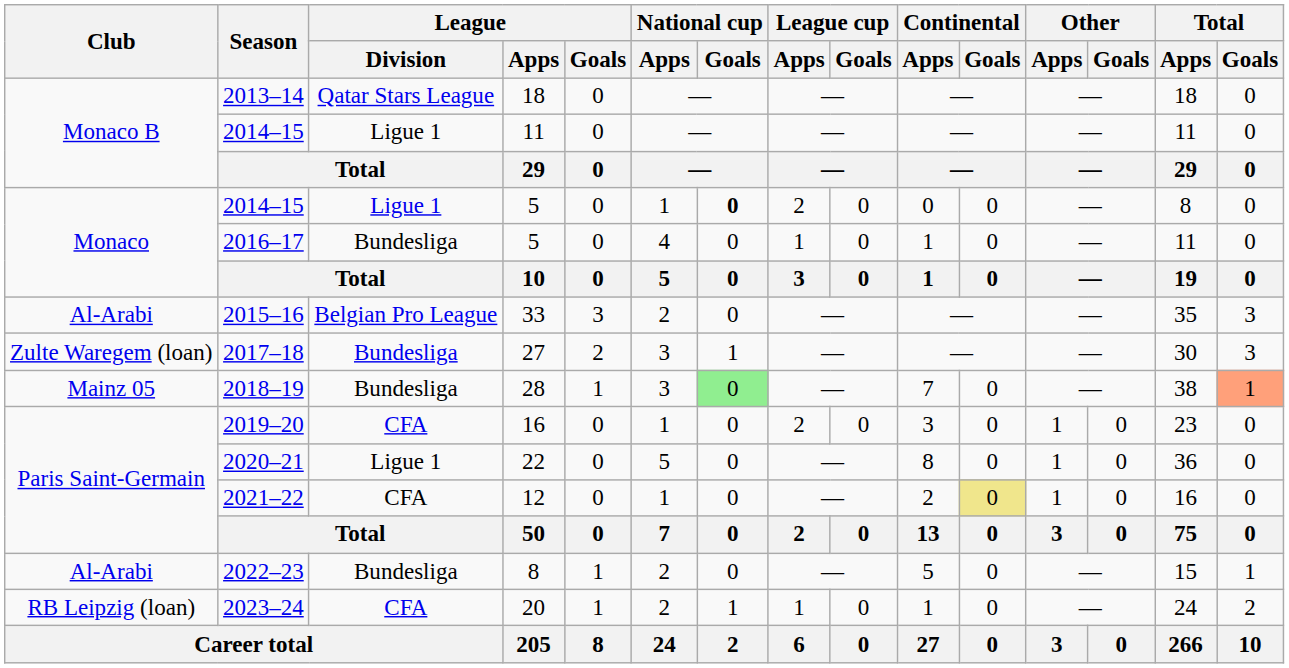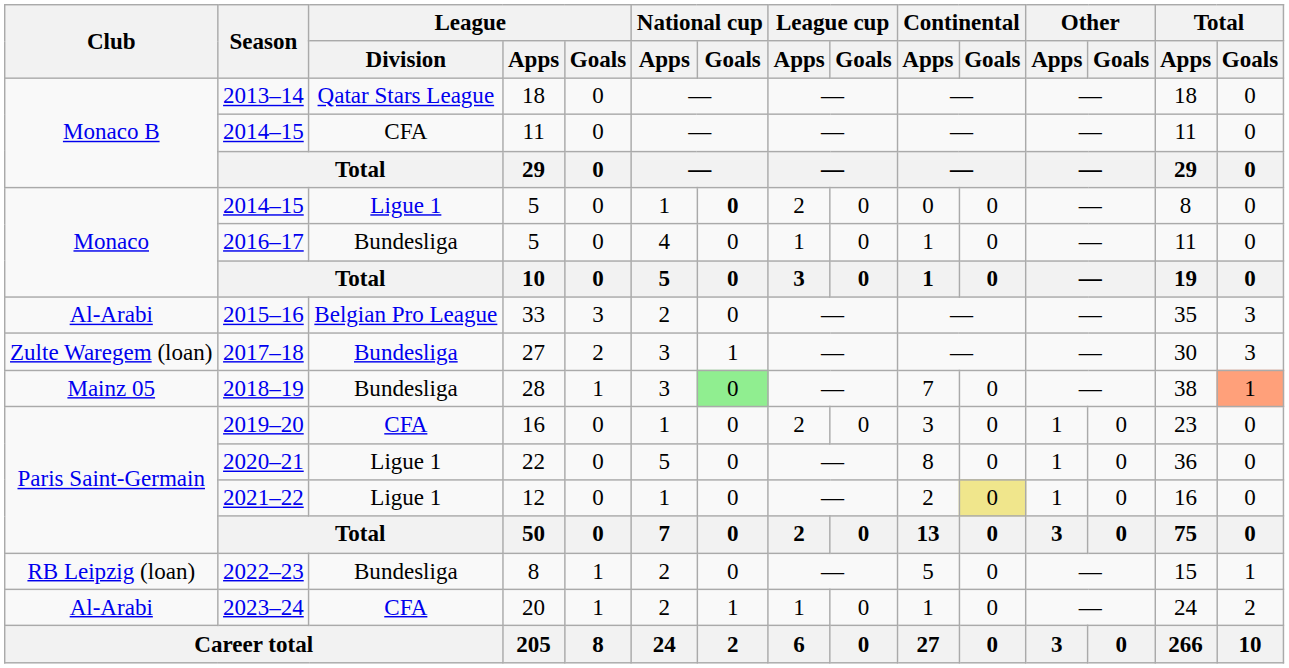(406, 132) Ligue 1 -> (406, 132) CFA
(406, 497) CFA -> (406, 497) Ligue 1
(111, 570) Al-Arabi -> (111, 570) RB Leipzig (loan)
(111, 607) RB Leipzig (loan) -> (111, 607) Al-Arabi
